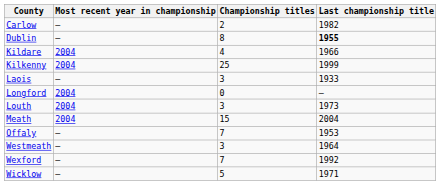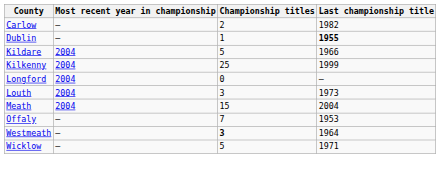(222, 38) 8 -> (222, 38) 1
(222, 52) 4 -> (222, 52) 5
- row: (19, 79)
(222, 147) normal -> (222, 133) bold
- row: (24, 160)
